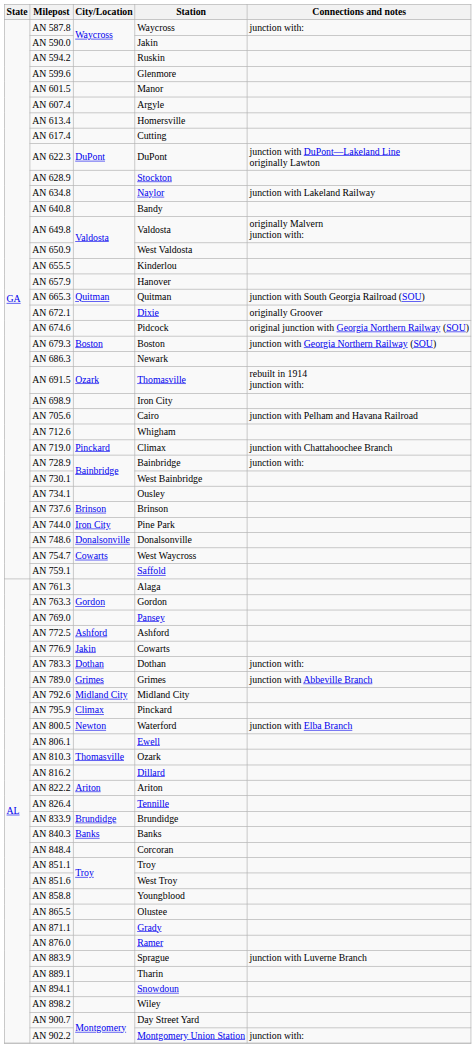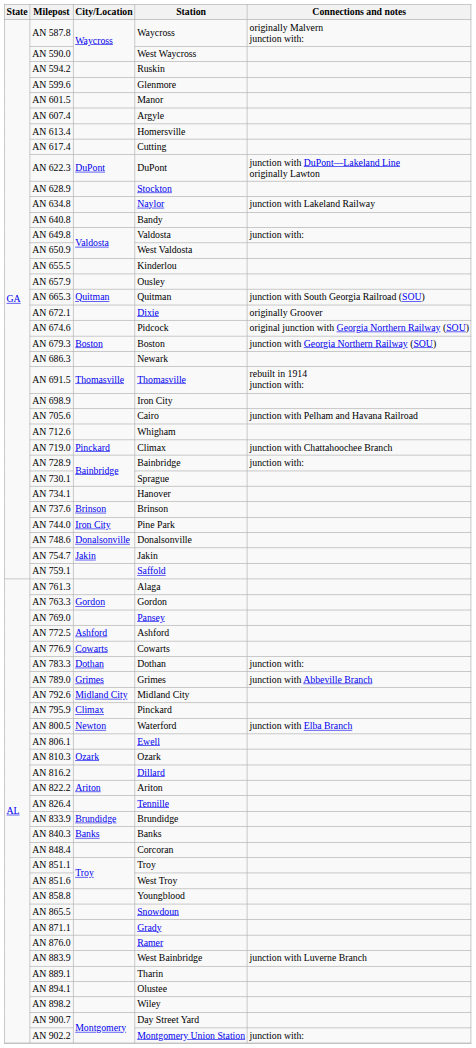(277, 27) junction with: -> (286, 33) originally Malvern junction with:
(147, 43) Jakin -> (167, 54) West Waycross
(286, 229) originally Malvern junction with: -> (277, 235) junction with:
(154, 281) Hanover -> (151, 281) Ousley
(87, 380) Ozark -> (100, 380) Thomasville
(170, 478) West Bainbridge -> (153, 478) Sprague
(151, 494) Ousley -> (154, 494) Hanover
(91, 555) Cowarts -> (85, 555) Jakin
(167, 555) West Waycross -> (147, 555) Jakin
(85, 648) Jakin -> (91, 648) Cowarts
(100, 757) Thomasville -> (87, 757) Ozark
(152, 911) Olustee -> (158, 911) Snowdoun
(153, 958) Sprague -> (170, 958) West Bainbridge
(158, 989) Snowdoun -> (152, 989) Olustee
